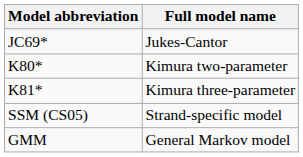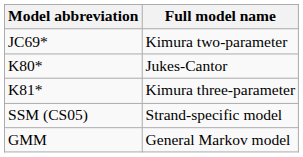(187, 41) Jukes-Cantor -> (216, 41) Kimura two-parameter
(216, 66) Kimura two-parameter -> (187, 66) Jukes-Cantor
